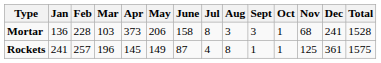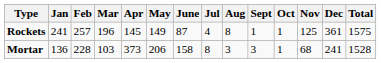rows swapped: (25, 31) <-> (26, 49)
